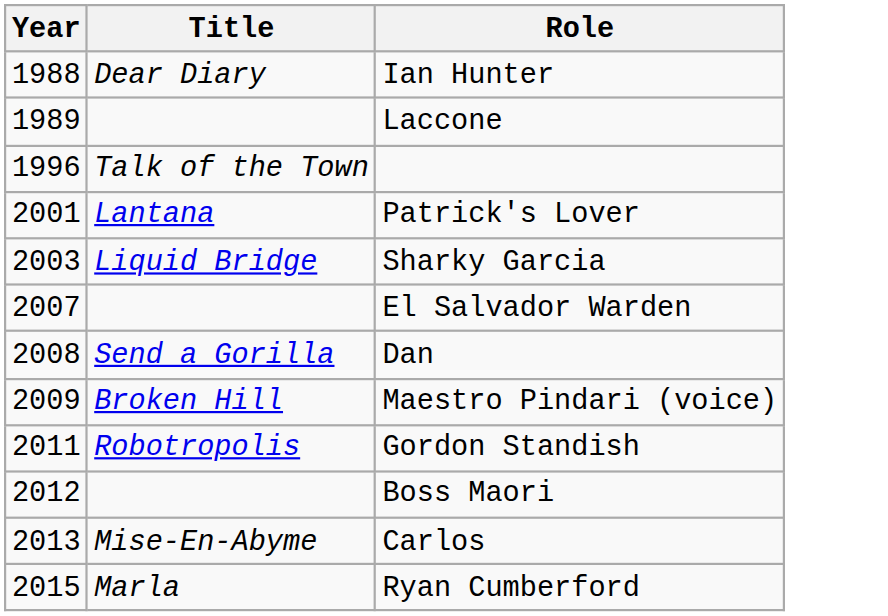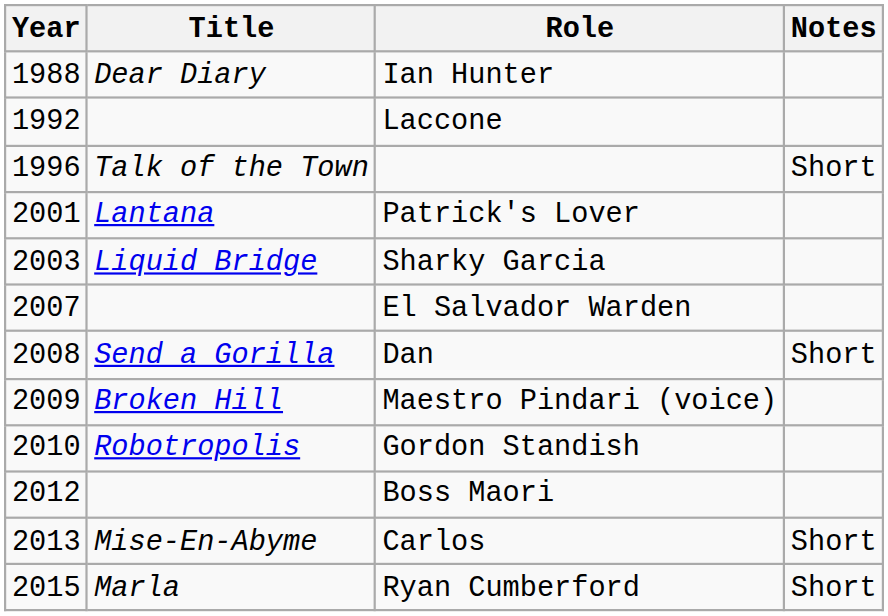+ column: (834, 28)
(46, 122) 1989 -> (46, 122) 1992
(46, 448) 2011 -> (46, 448) 2010
